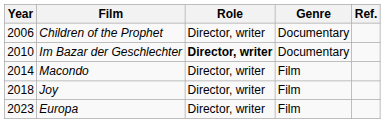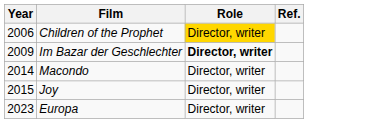- column: (314, 14)
(226, 33) no background -> (226, 33) gold background
(20, 52) 2010 -> (20, 52) 2009
(20, 90) 2018 -> (20, 90) 2015
